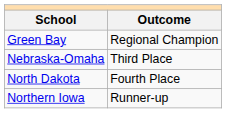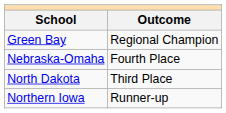(141, 59) Third Place -> (145, 59) Fourth Place
(145, 78) Fourth Place -> (141, 78) Third Place
